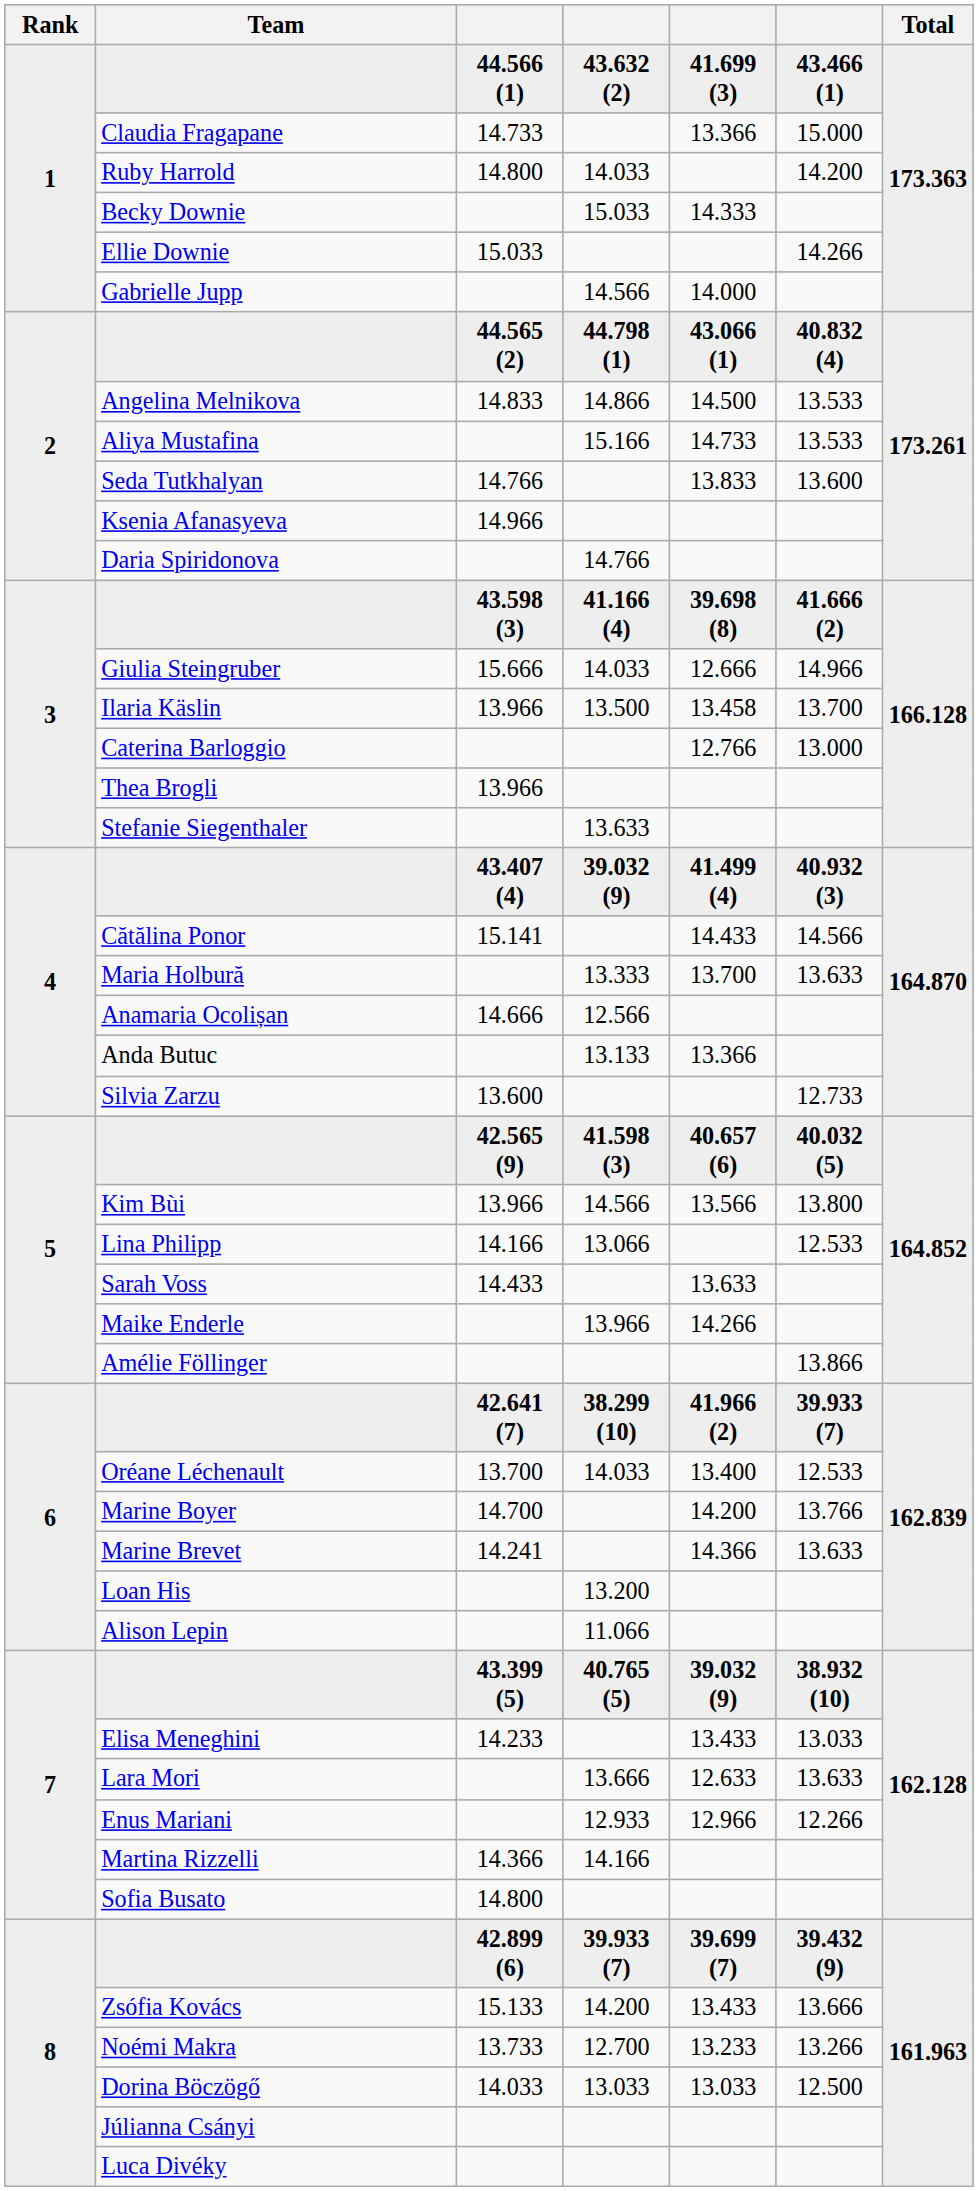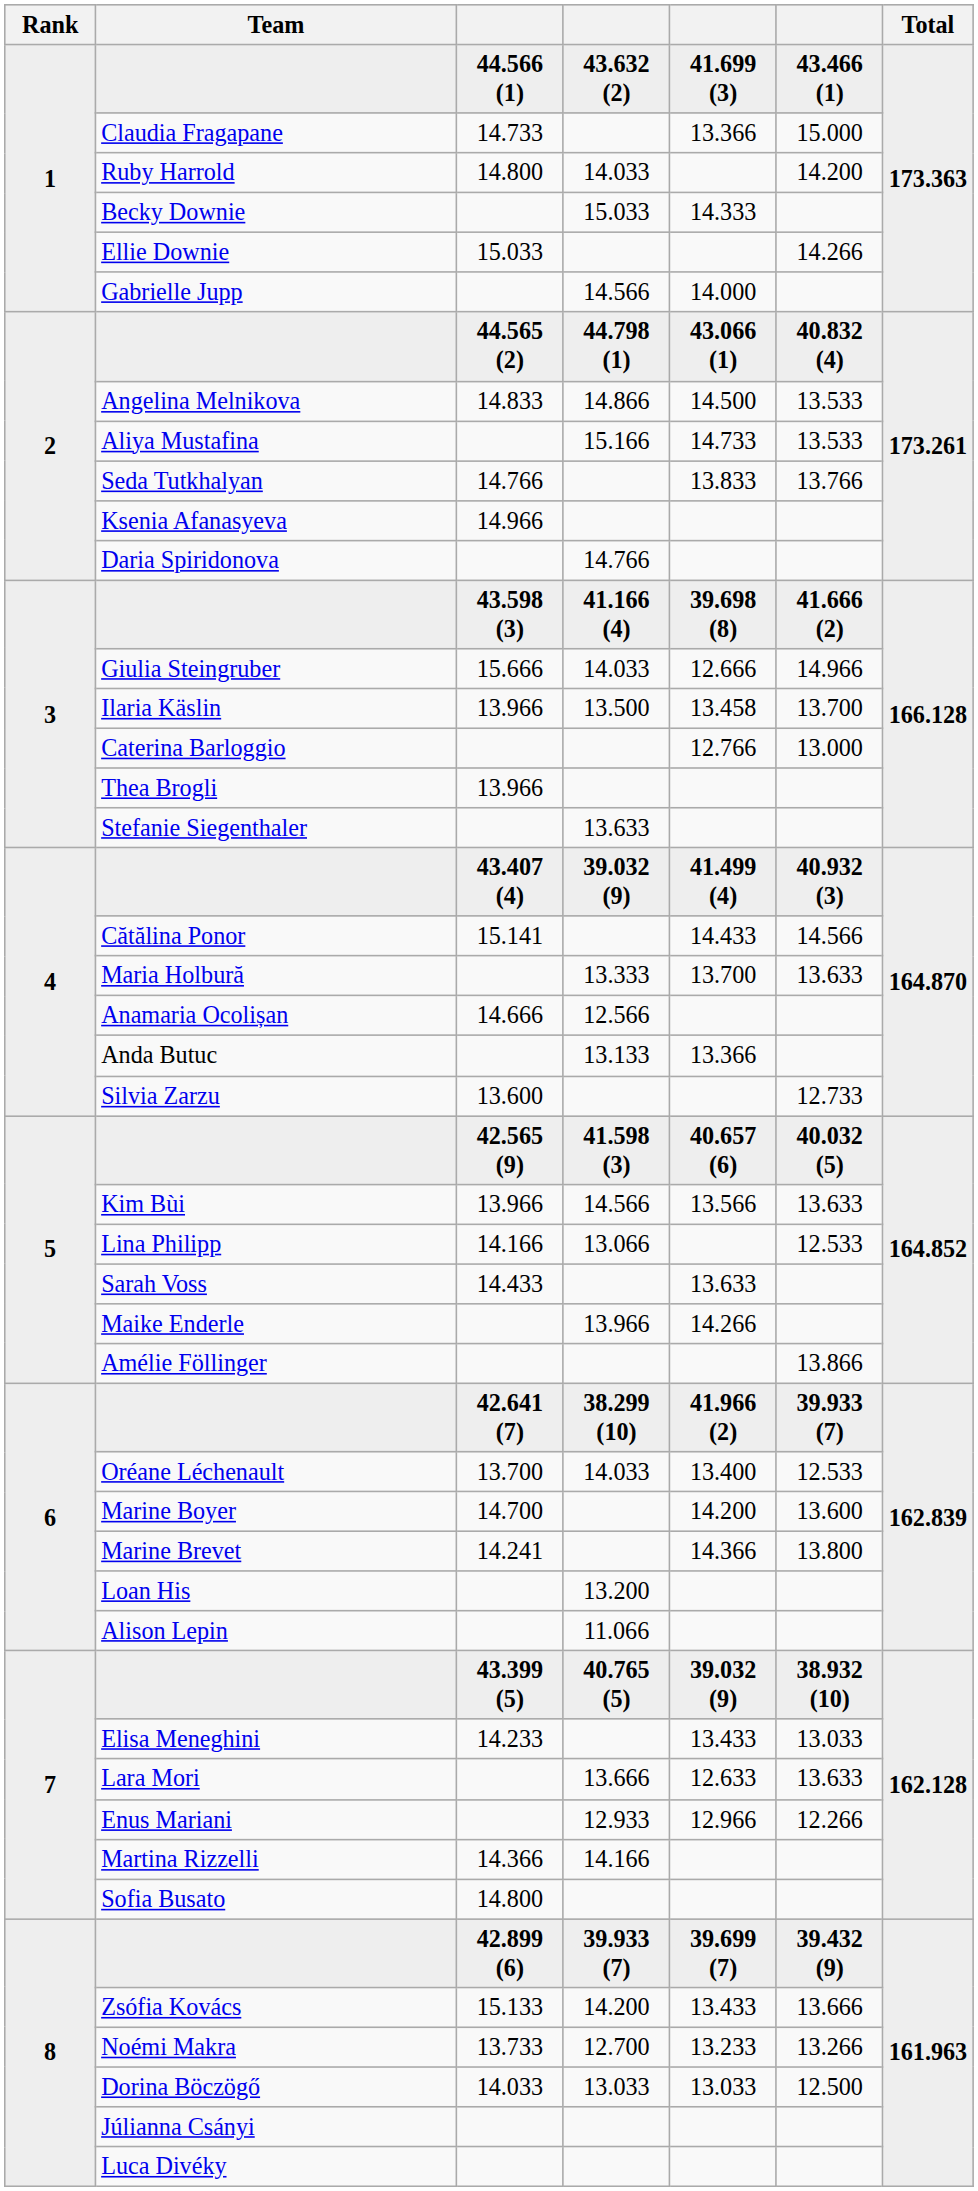(830, 480) 13.600 -> (830, 480) 13.766
(830, 1203) 13.800 -> (830, 1203) 13.633
(830, 1511) 13.766 -> (830, 1511) 13.600
(830, 1551) 13.633 -> (830, 1551) 13.800
